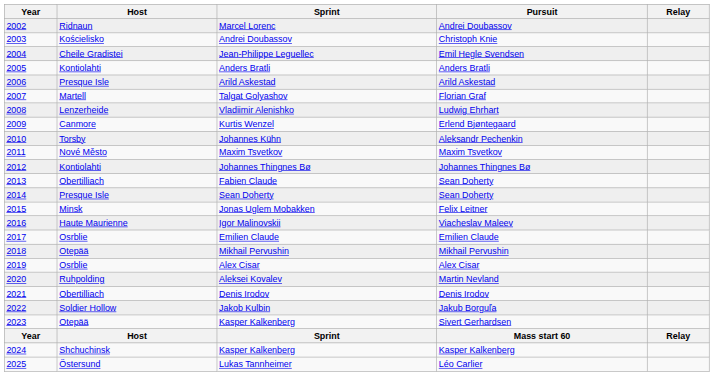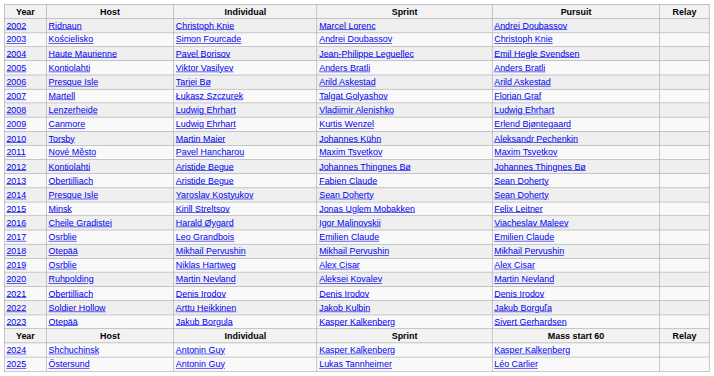+ column: (245, 12)
(91, 54) Cheile Gradistei -> (83, 54) Haute Maurienne
(93, 223) Haute Maurienne -> (80, 223) Cheile Gradistei
